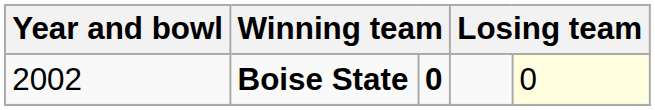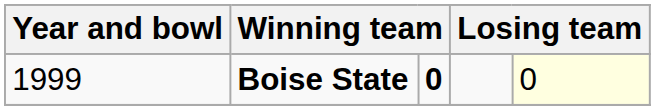(47, 79) 2002 -> (47, 79) 1999
